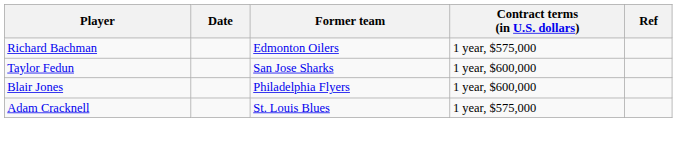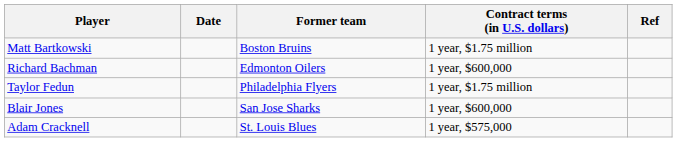+ row: (49, 48)
(495, 48) 1 year, $575,000 -> (470, 68) 1 year, $600,000
(293, 68) San Jose Sharks -> (288, 87) Philadelphia Flyers
(495, 68) 1 year, $600,000 -> (480, 87) 1 year, $1.75 million
(302, 87) Philadelphia Flyers -> (280, 107) San Jose Sharks
